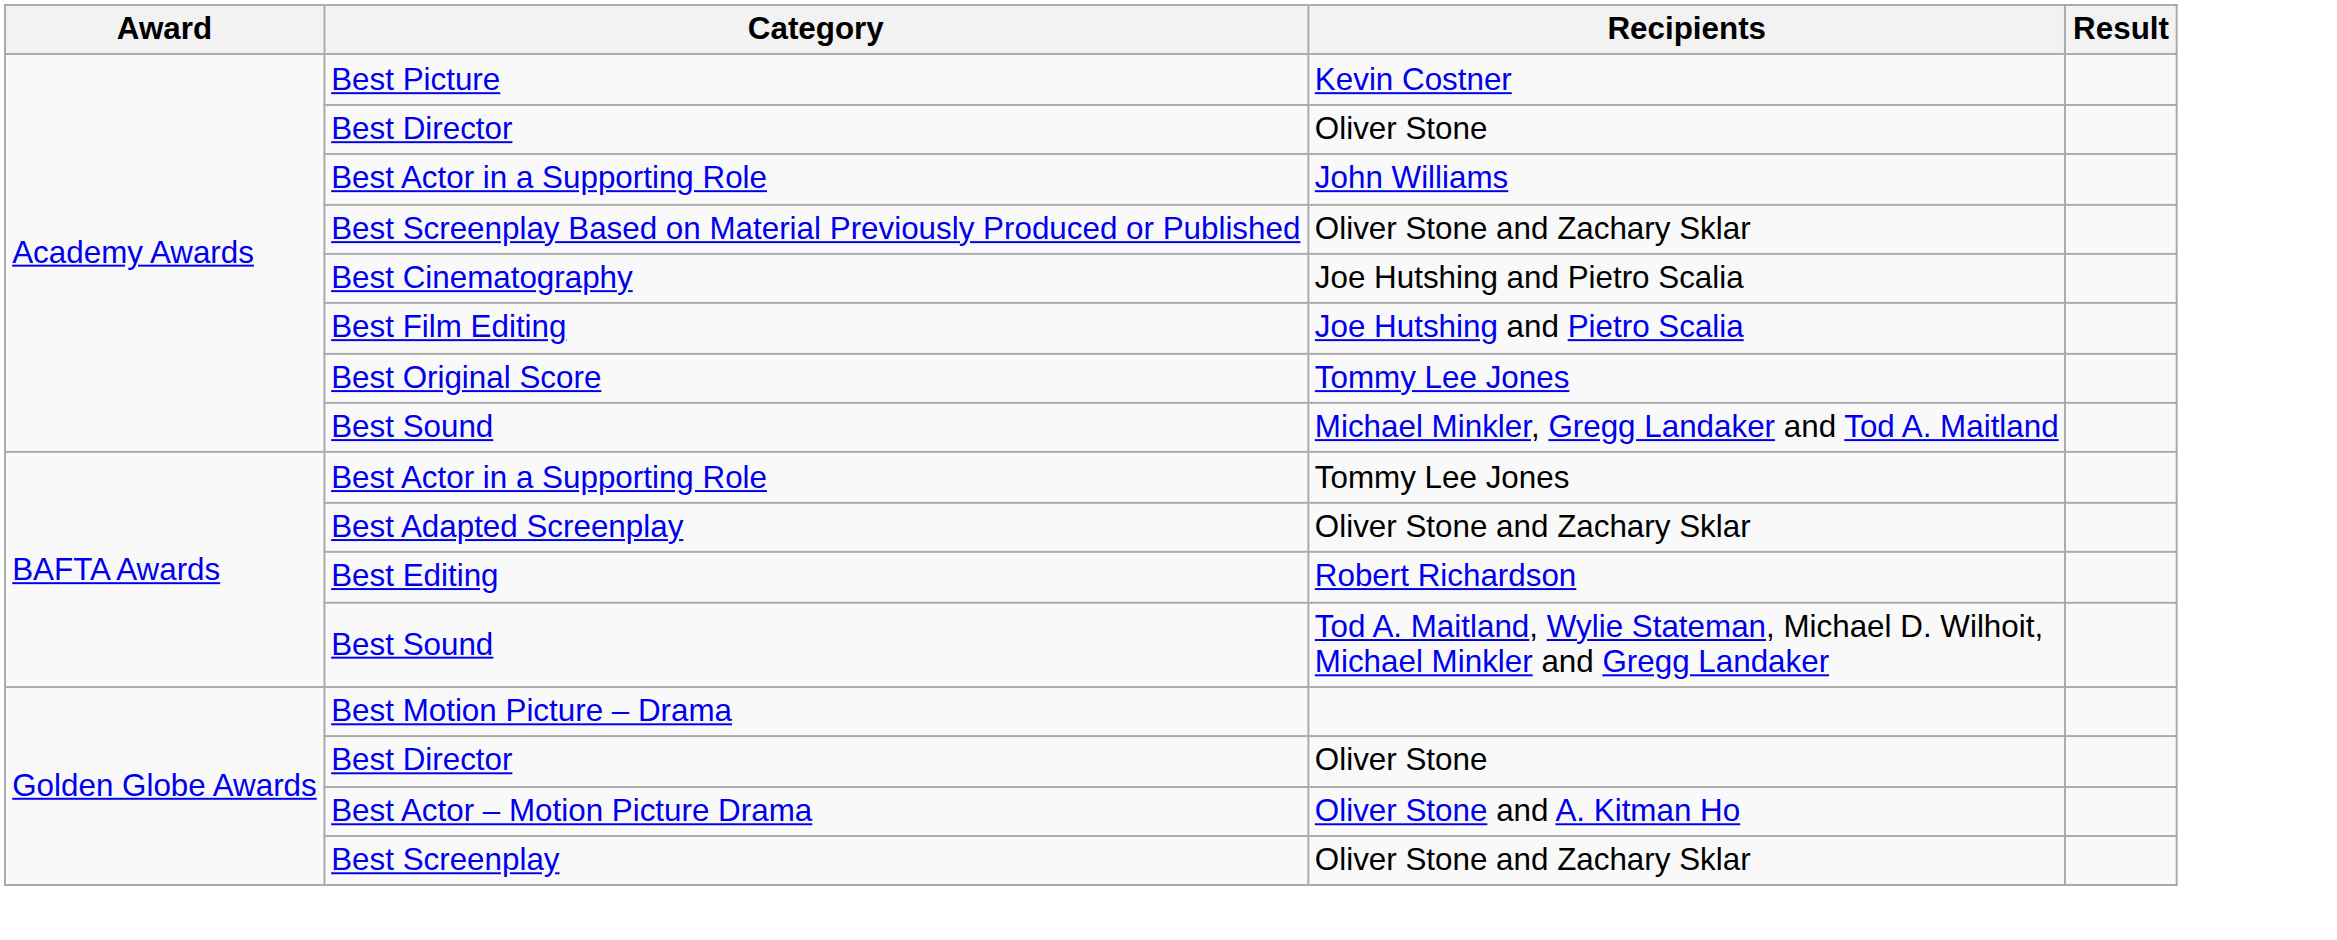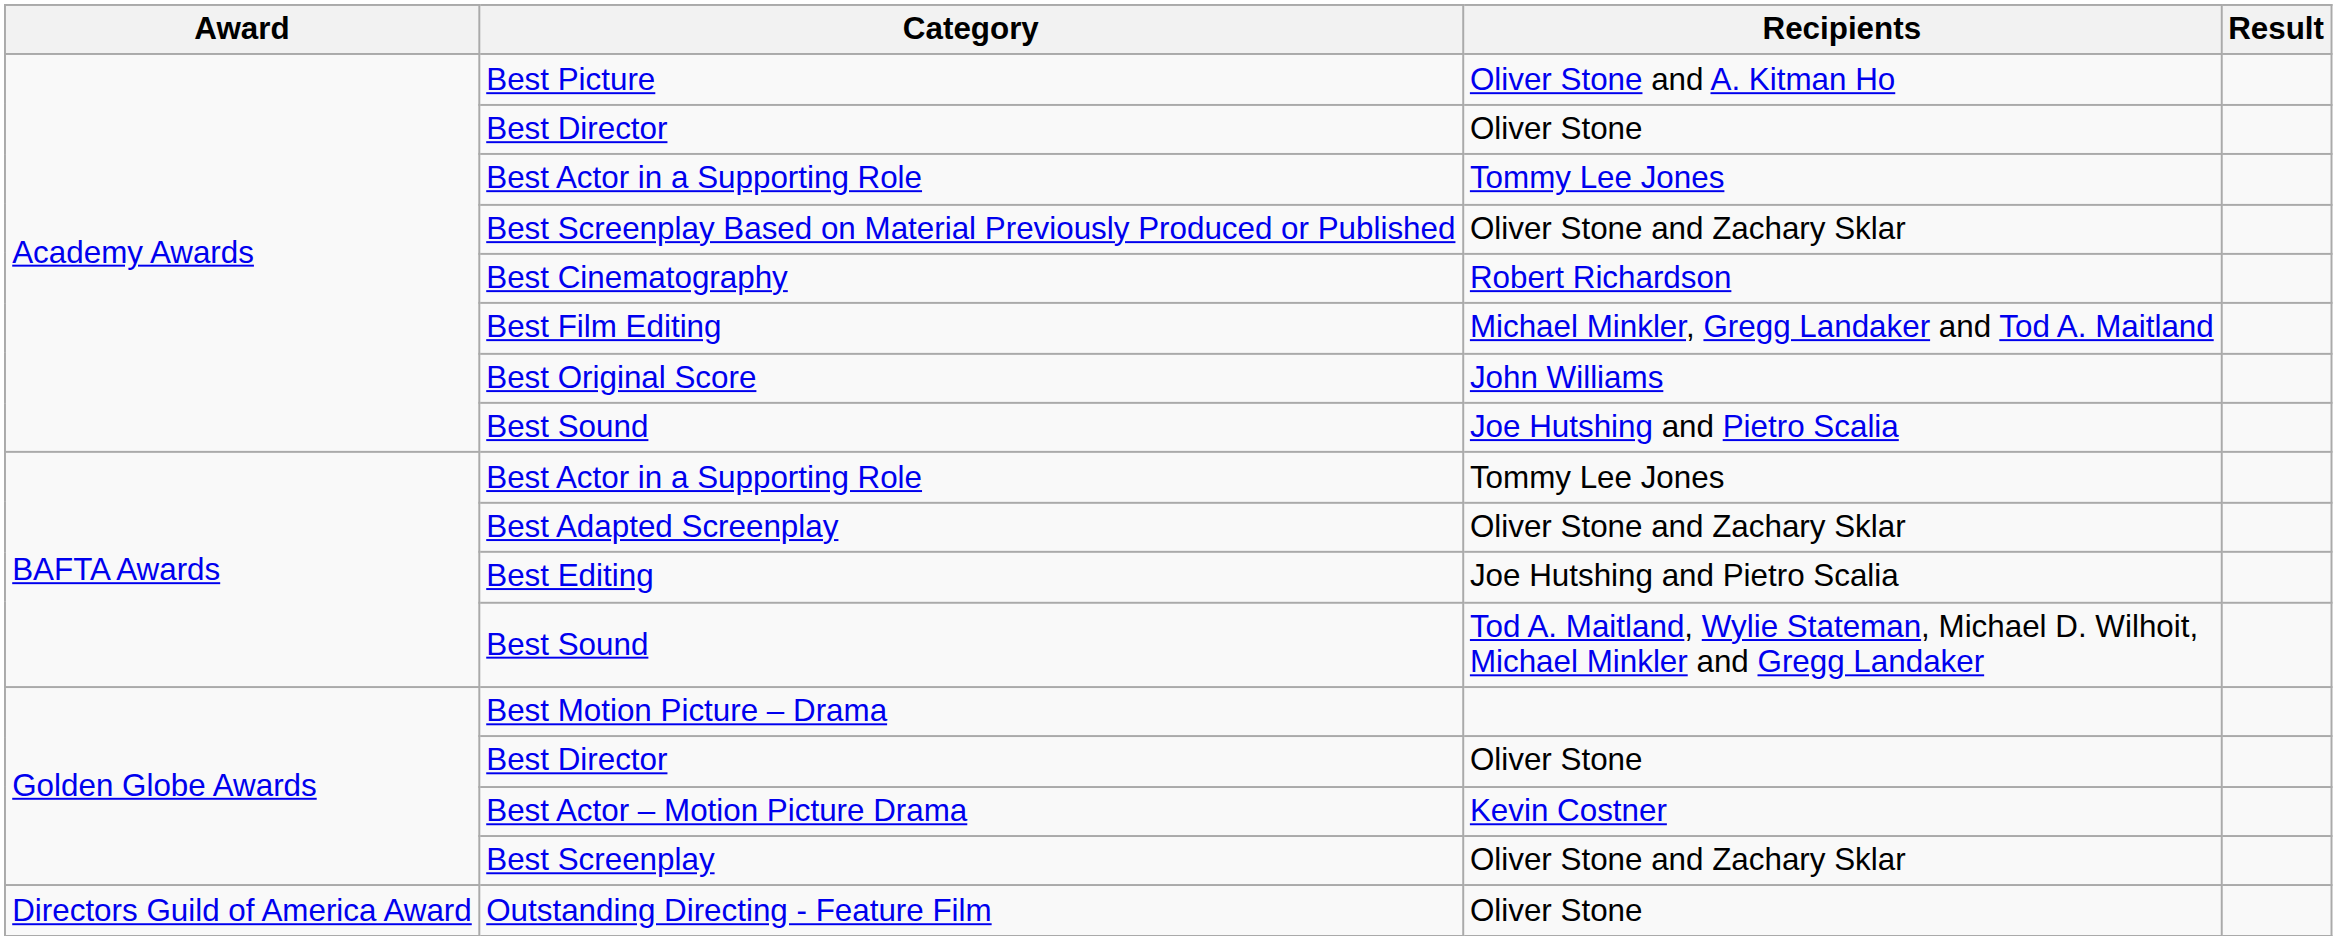(1413, 79) Kevin Costner -> (1683, 79) Oliver Stone and A. Kitman Ho
(1412, 178) John Williams -> (1597, 178) Tommy Lee Jones
(1529, 278) Joe Hutshing and Pietro Scalia -> (1601, 278) Robert Richardson
(1529, 327) Joe Hutshing and Pietro Scalia -> (1842, 327) Michael Minkler, Gregg Landaker and Tod A. Maitland
(1442, 377) Tommy Lee Jones -> (1567, 377) John Williams
(1687, 427) Michael Minkler, Gregg Landaker and Tod A. Maitland -> (1684, 427) Joe Hutshing and Pietro Scalia
(1446, 576) Robert Richardson -> (1684, 576) Joe Hutshing and Pietro Scalia
(1528, 810) Oliver Stone and A. Kitman Ho -> (1568, 810) Kevin Costner
+ row: (242, 910)
